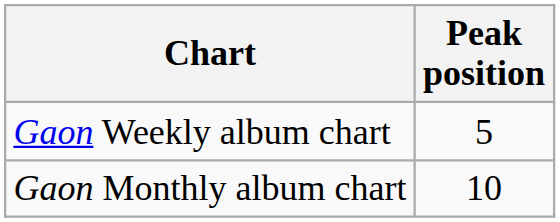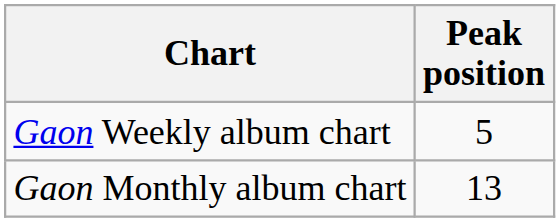(484, 187) 10 -> (484, 187) 13
